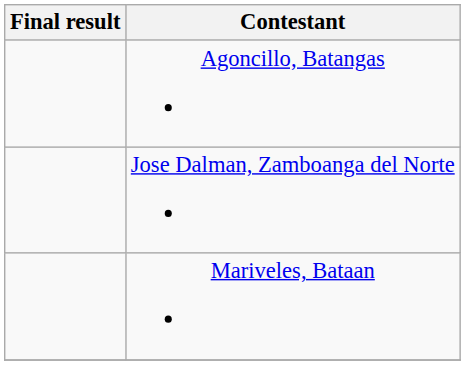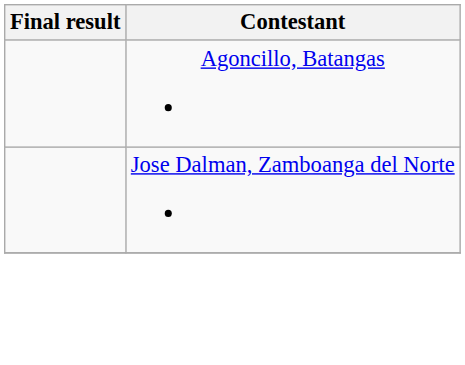- row: (293, 295)
